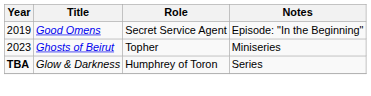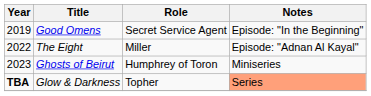+ row: (59, 47)
(142, 47) Topher -> (171, 64) Humphrey of Toron
(171, 64) Humphrey of Toron -> (142, 82) Topher
(247, 64) no background -> (247, 82) lightsalmon background
